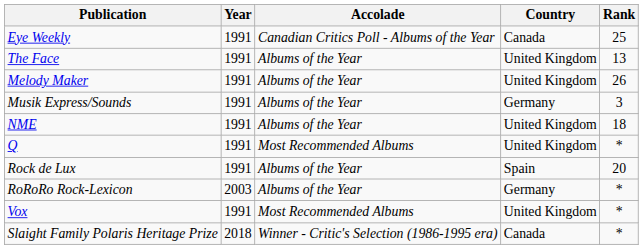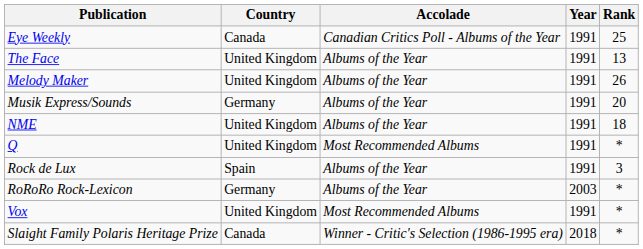columns swapped: (550, 15) <-> (238, 15)
(619, 102) 3 -> (619, 102) 20
(619, 168) 20 -> (619, 168) 3
